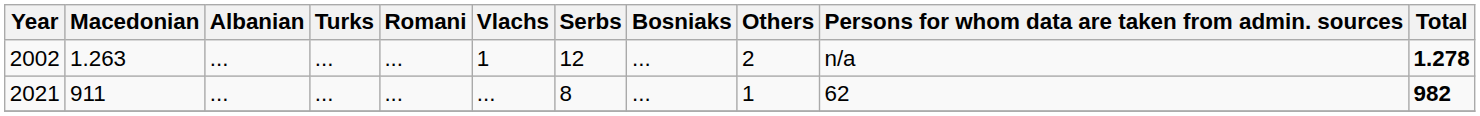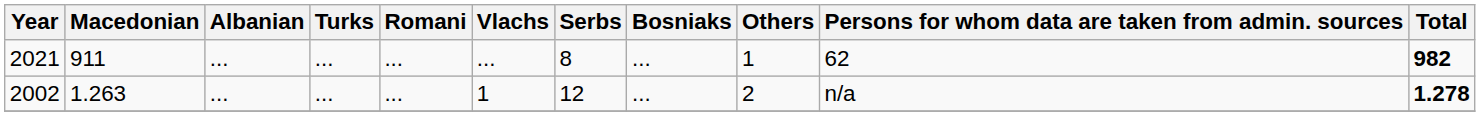rows swapped: (35, 57) <-> (35, 93)
